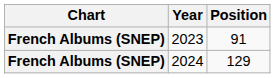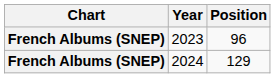(239, 38) 91 -> (239, 38) 96
